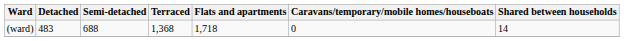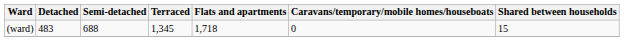(162, 28) 1,368 -> (162, 28) 1,345
(503, 28) 14 -> (503, 28) 15
